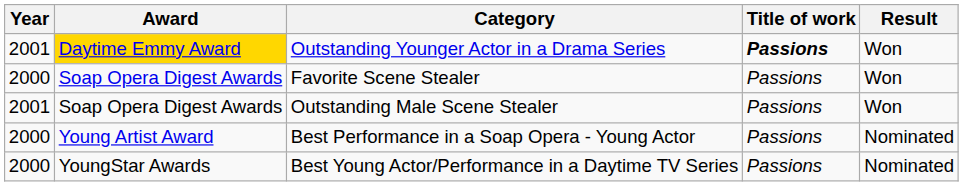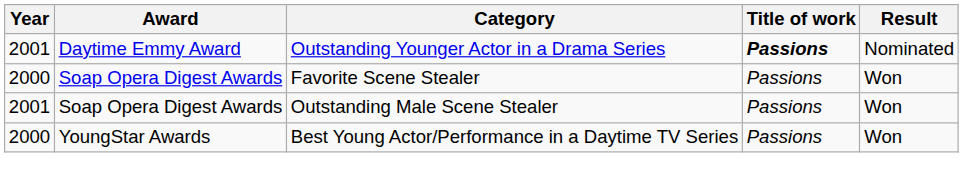(150, 48) gold background -> (150, 48) no background
(883, 48) Won -> (909, 48) Nominated
- row: (493, 136)
(909, 166) Nominated -> (883, 136) Won
